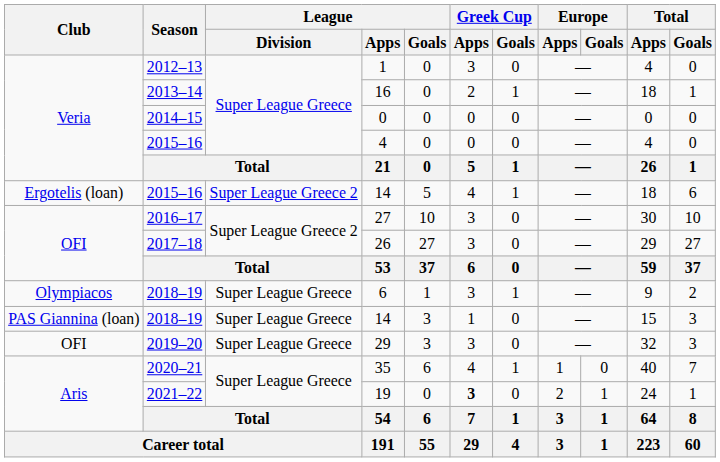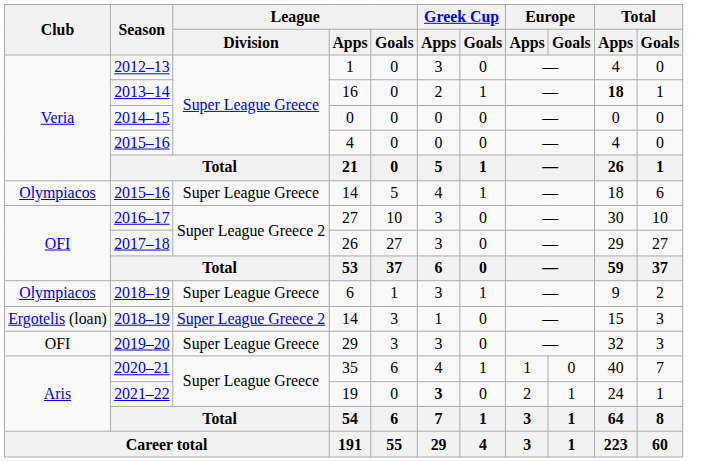(648, 92) normal -> (616, 92) bold
(74, 192) Ergotelis (loan) -> (57, 192) Olympiacos
(284, 192) Super League Greece 2 -> (251, 192) Super League Greece
(74, 318) PAS Giannina (loan) -> (57, 318) Ergotelis (loan)
(284, 318) Super League Greece -> (251, 318) Super League Greece 2
